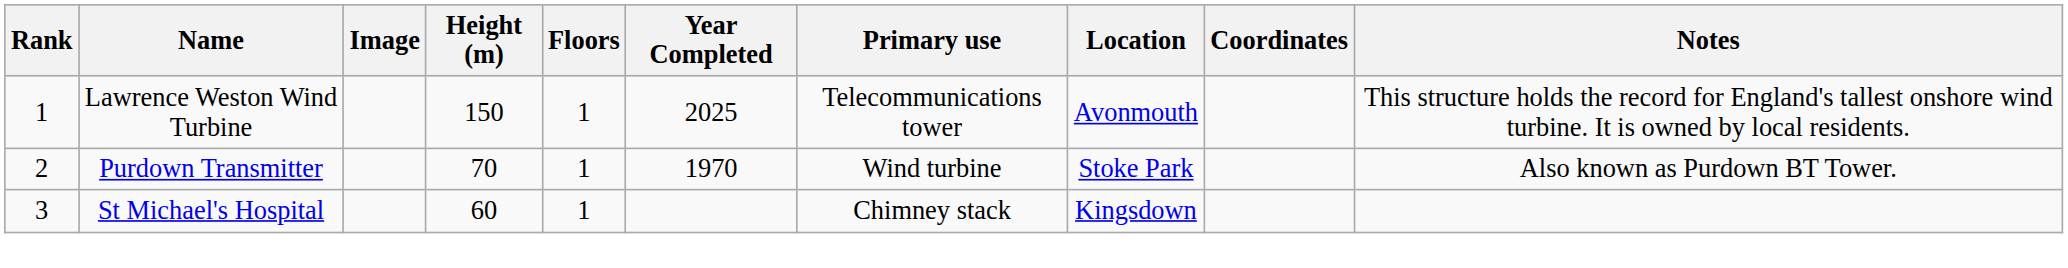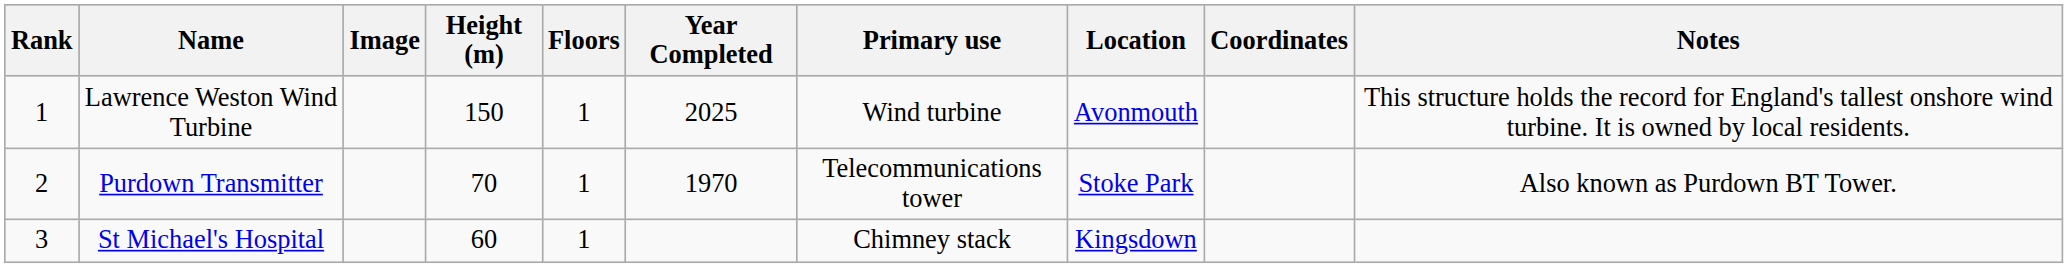(932, 111) Telecommunications tower -> (932, 111) Wind turbine
(932, 168) Wind turbine -> (932, 183) Telecommunications tower
